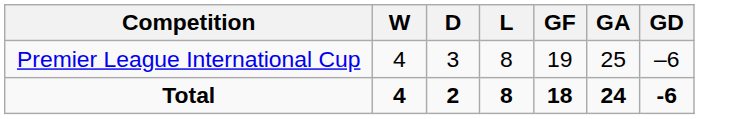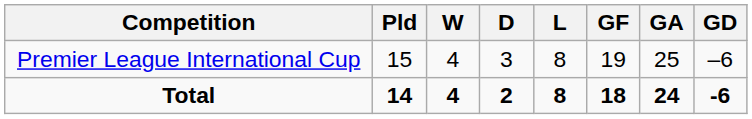+ column: (399, 22)
